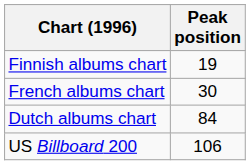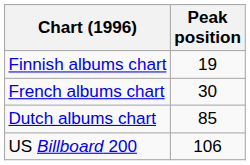(208, 118) 84 -> (208, 118) 85
